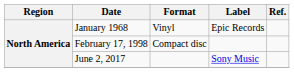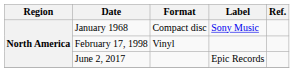(163, 28) Vinyl -> (180, 28) Compact disc
(238, 28) Epic Records -> (235, 28) Sony Music
(180, 43) Compact disc -> (163, 43) Vinyl
(235, 59) Sony Music -> (238, 59) Epic Records
